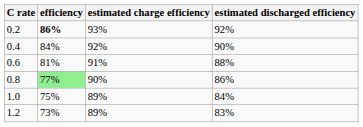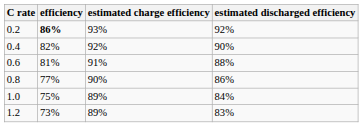(50, 46) 84% -> (50, 46) 82%
(50, 79) lightgreen background -> (50, 79) no background
